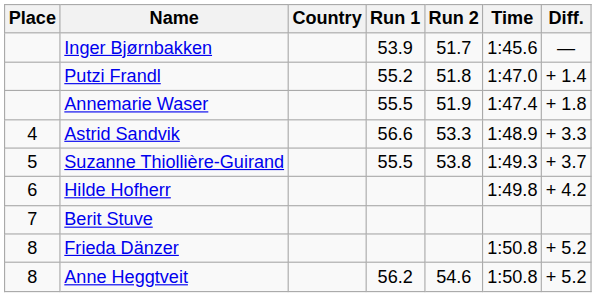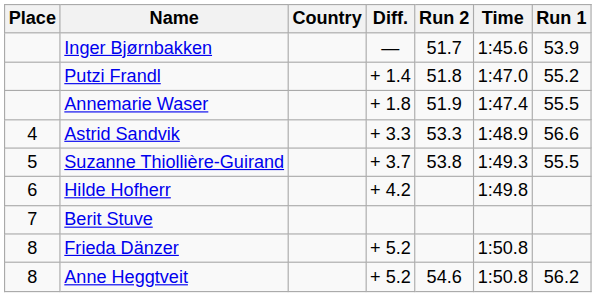columns swapped: (395, 18) <-> (566, 18)
